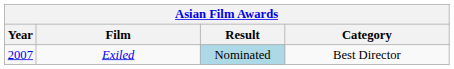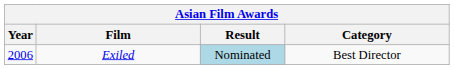(20, 54) 2007 -> (20, 54) 2006
